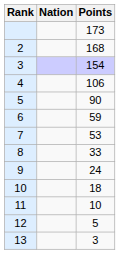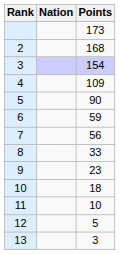(95, 83) 106 -> (95, 83) 109
(95, 135) 53 -> (95, 135) 56
(95, 170) 24 -> (95, 170) 23
